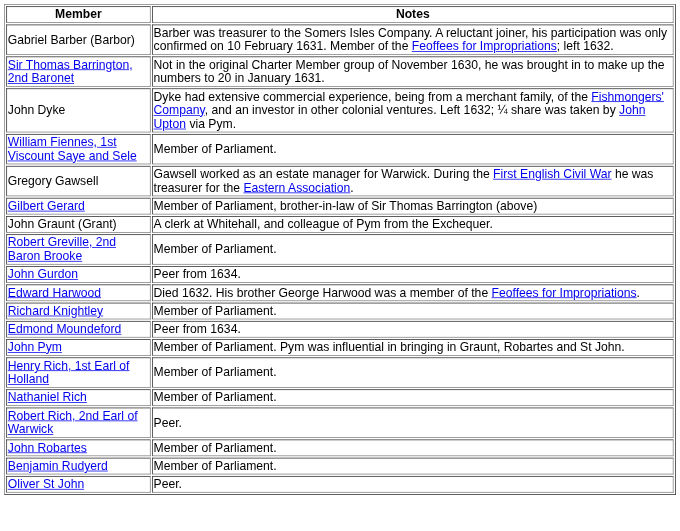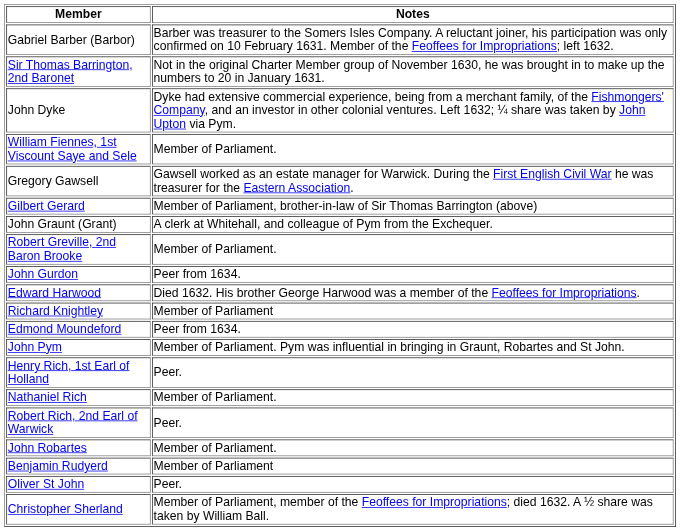(215, 311) Member of Parliament. -> (213, 311) Member of Parliament
(215, 372) Member of Parliament. -> (168, 372) Peer.
(215, 466) Member of Parliament. -> (213, 466) Member of Parliament
+ row: (65, 509)
